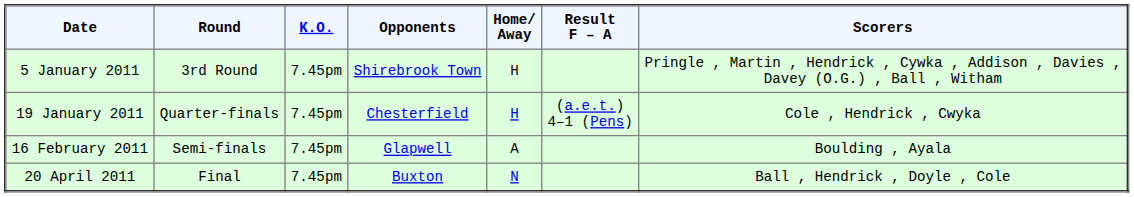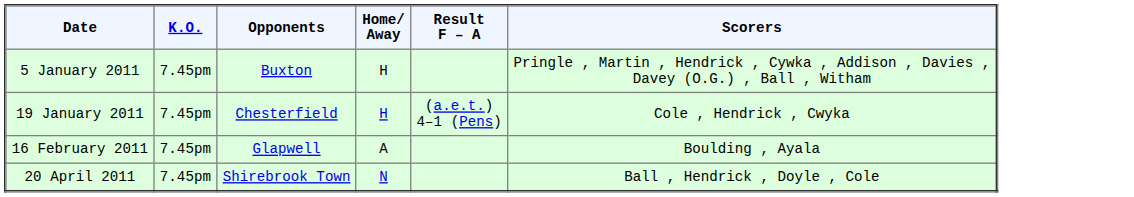- column: (219, 28)
(418, 71) Shirebrook Town -> (287, 71) Buxton
(418, 177) Buxton -> (287, 177) Shirebrook Town
